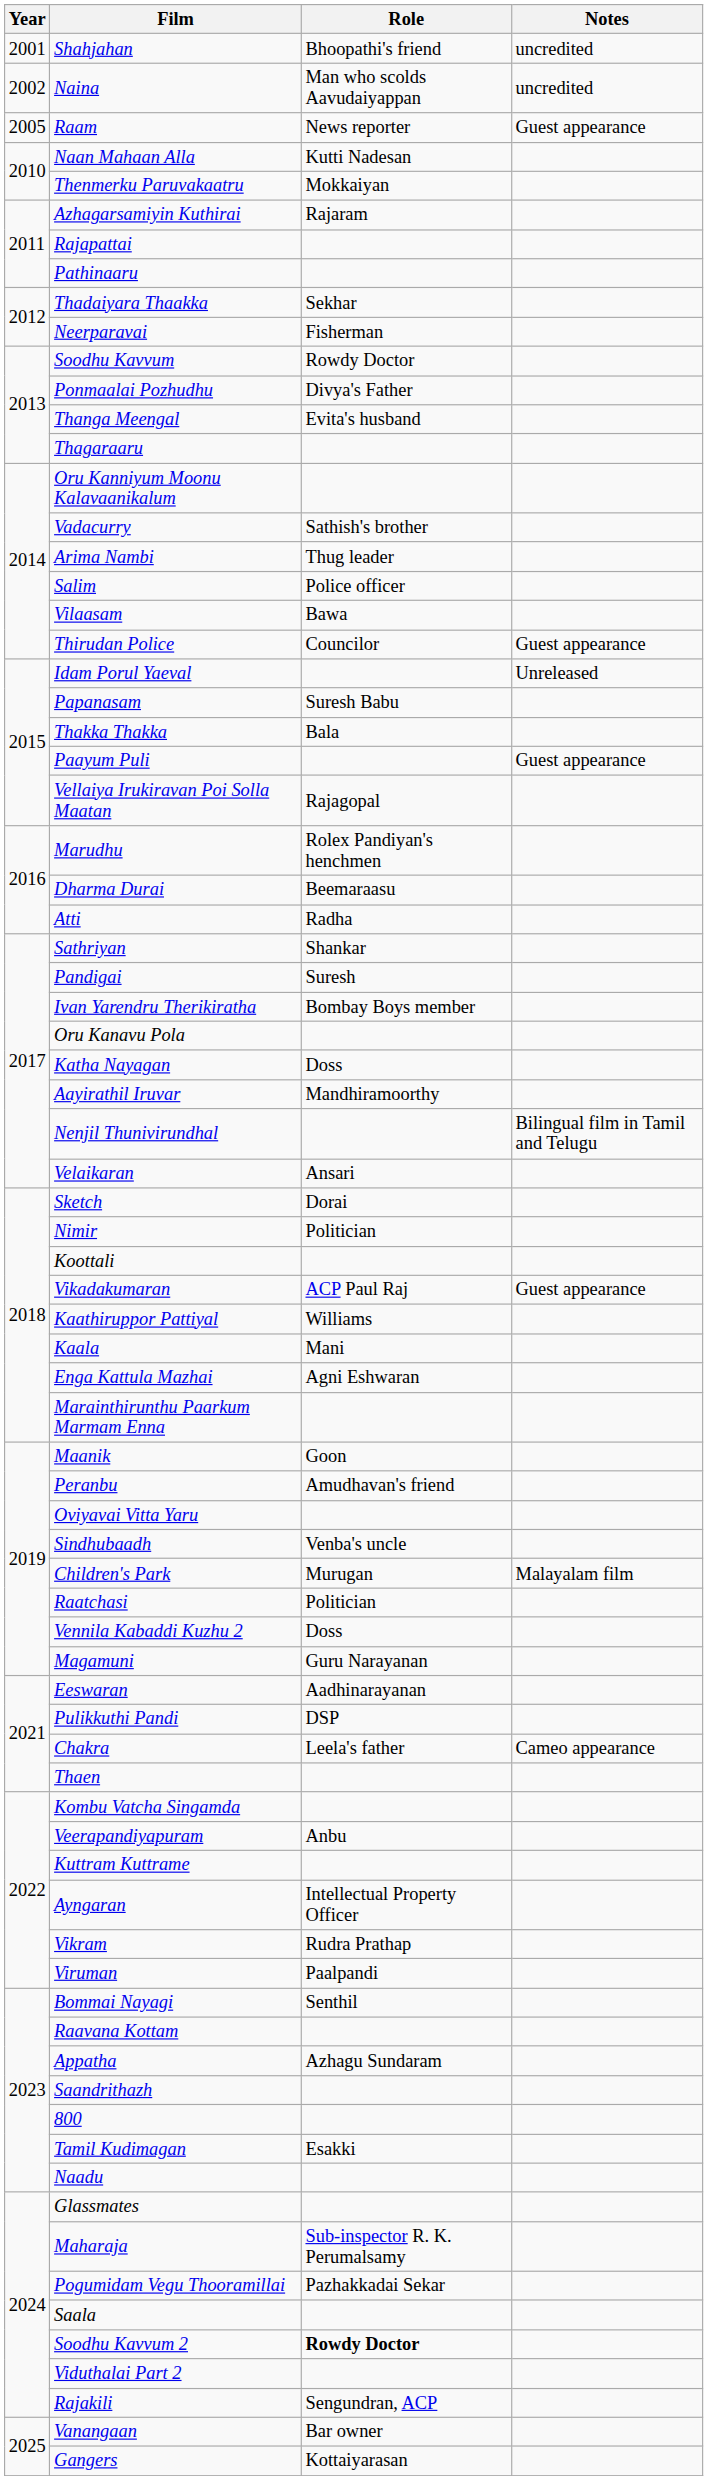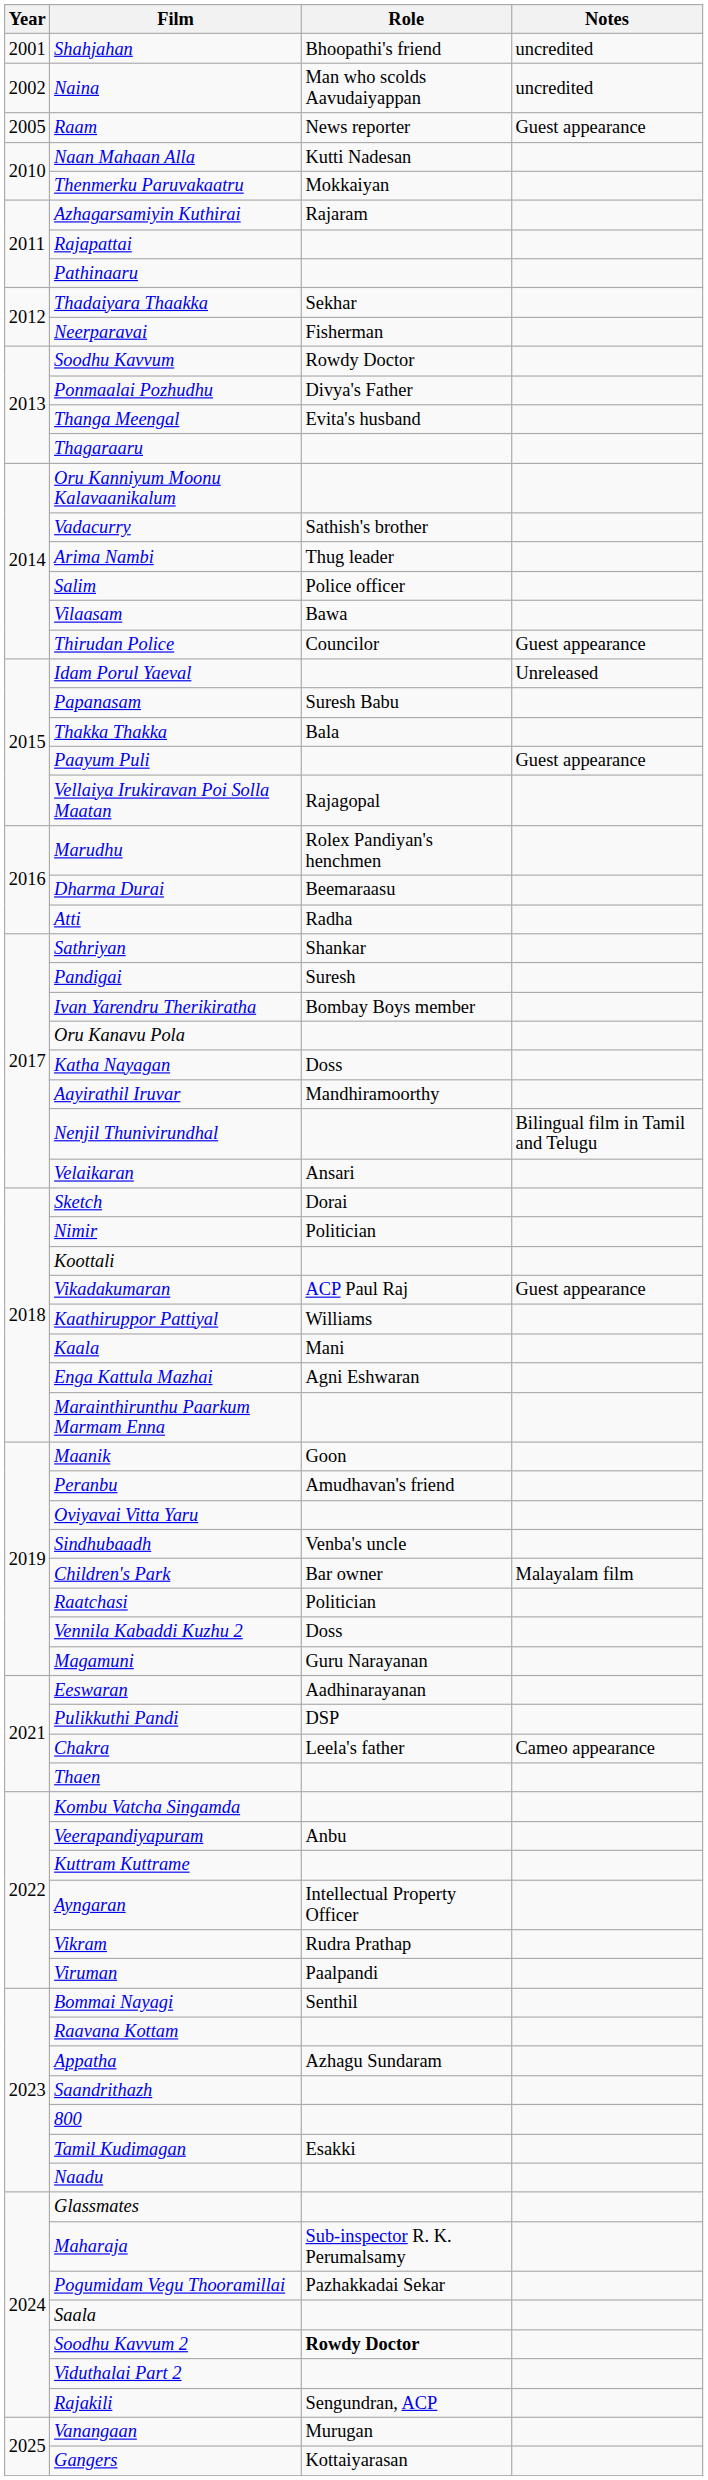(339, 1573) Murugan -> (344, 1573) Bar owner
(344, 2431) Bar owner -> (339, 2431) Murugan
